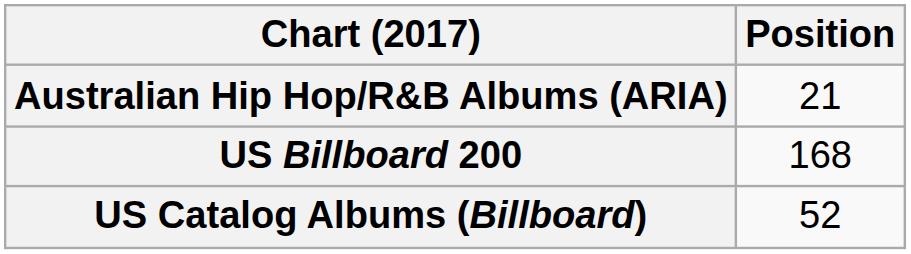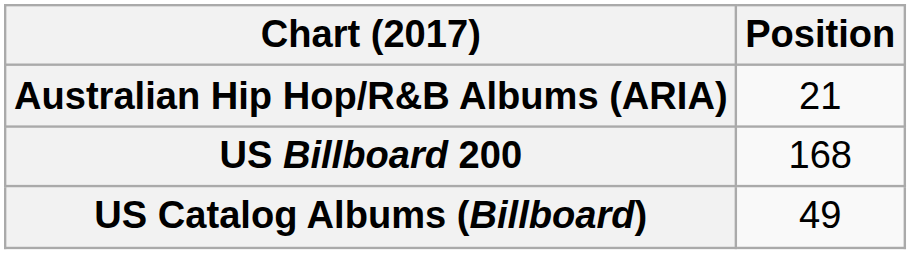(820, 215) 52 -> (820, 215) 49
